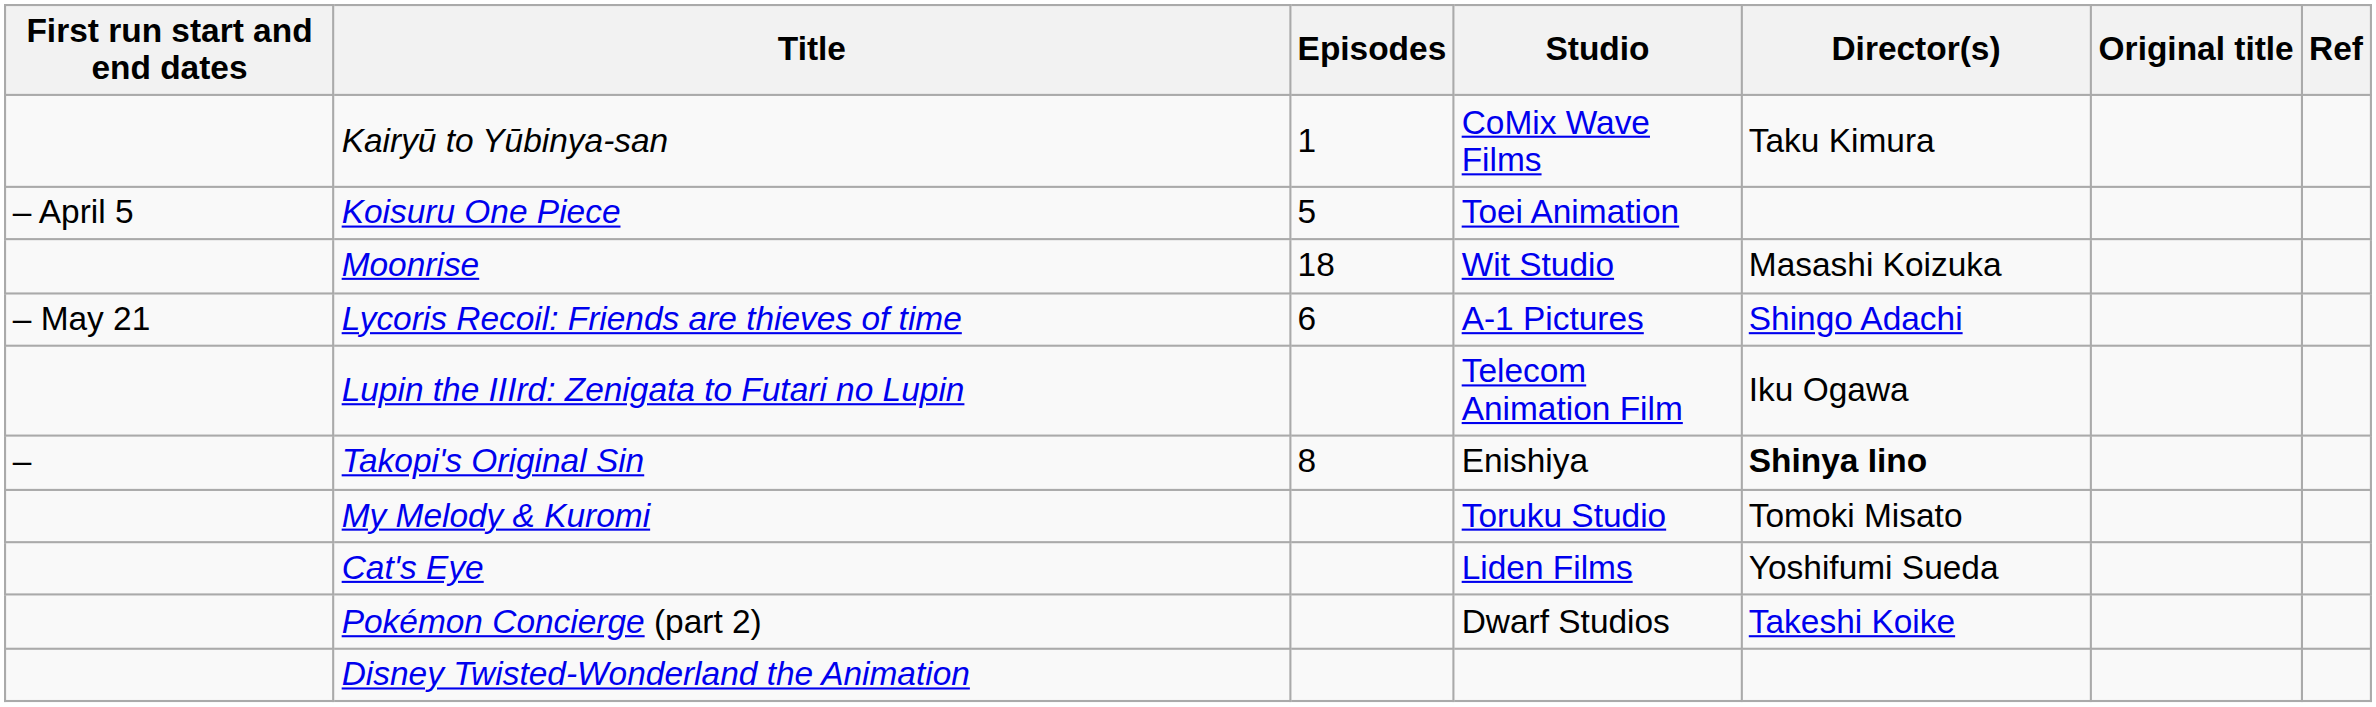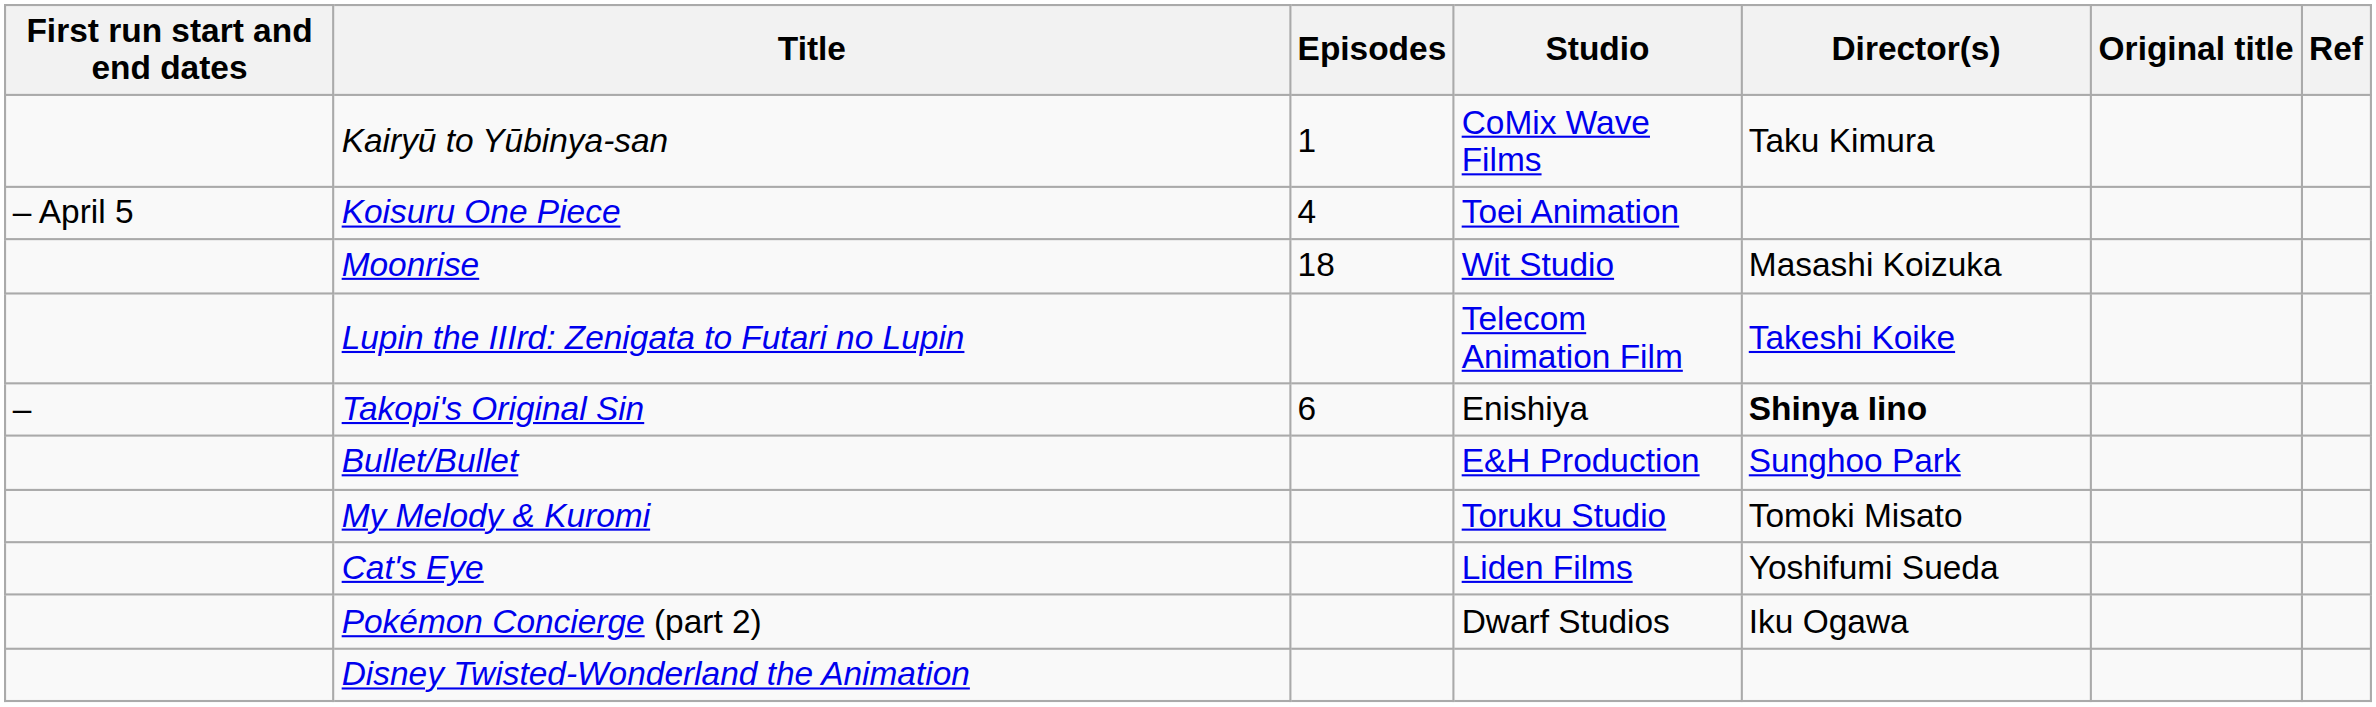(1307, 212) 5 -> (1307, 212) 4
- row: (652, 318)
(1829, 390) Iku Ogawa -> (1852, 337) Takeshi Koike
(1307, 462) 8 -> (1307, 409) 6
+ row: (430, 462)
(1852, 621) Takeshi Koike -> (1829, 621) Iku Ogawa
